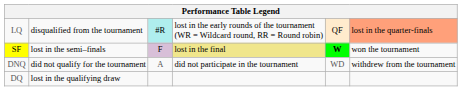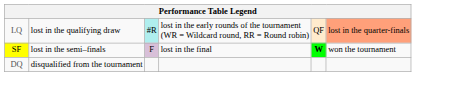(87, 31) disqualified from the tournament -> (76, 31) lost in the qualifying draw
(200, 50) khaki background -> (186, 50) no background
- row: (17, 65)
(76, 79) lost in the qualifying draw -> (87, 65) disqualified from the tournament
